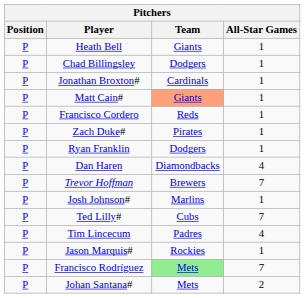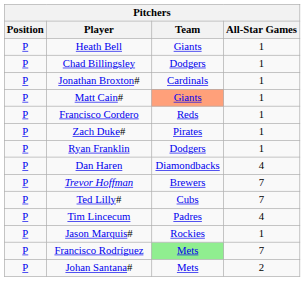- row: (99, 200)
